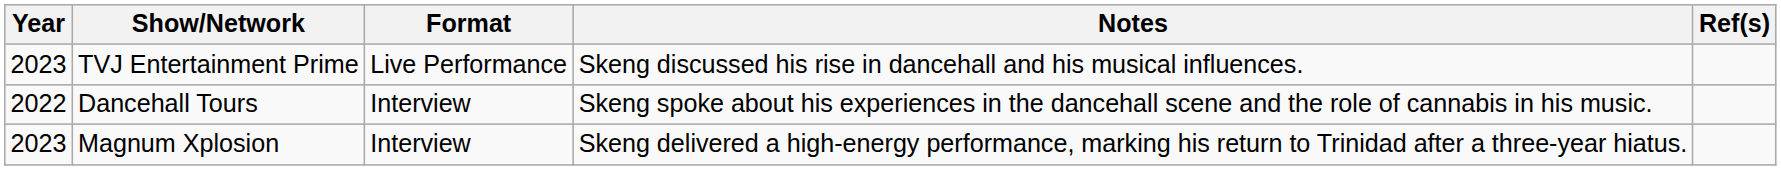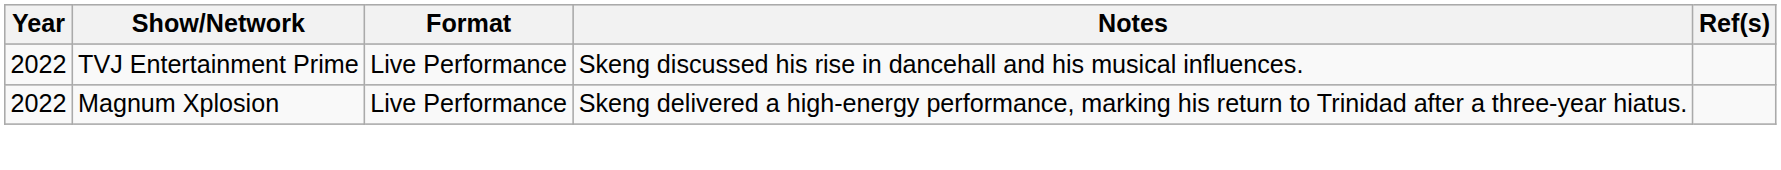(39, 64) 2023 -> (39, 64) 2022
- row: (168, 104)
(39, 143) 2023 -> (39, 104) 2022
(420, 143) Interview -> (469, 104) Live Performance
